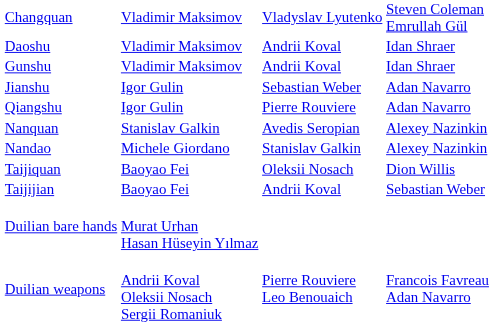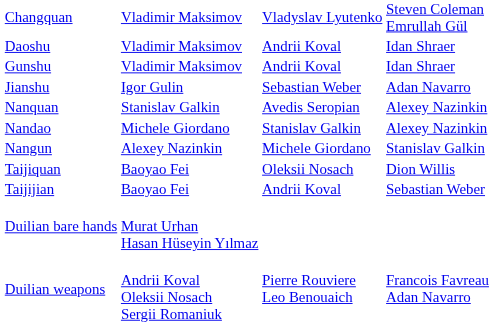- row: (33, 107)
+ row: (28, 148)
